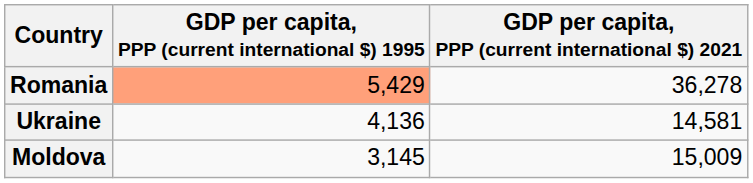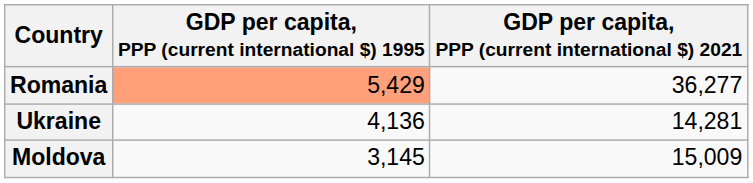(707, 85) 36,278 -> (707, 85) 36,277
(707, 121) 14,581 -> (707, 121) 14,281
